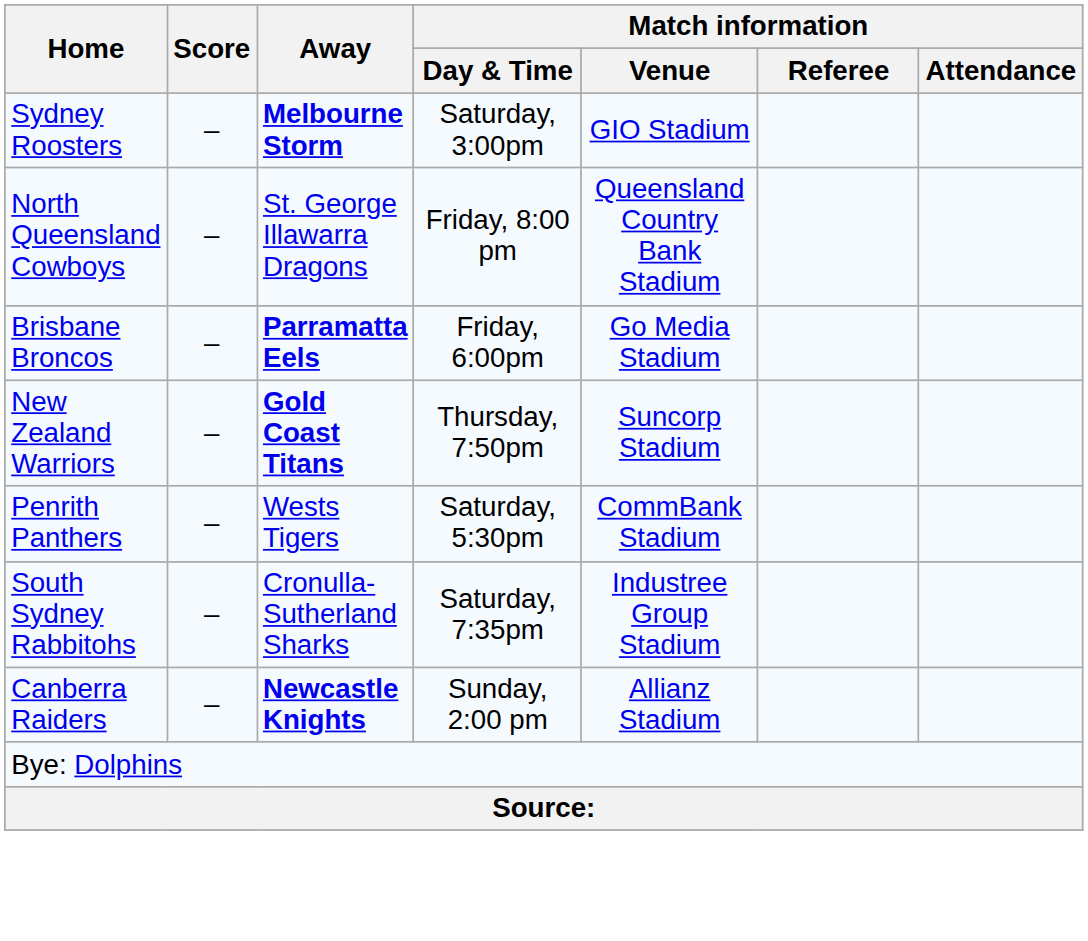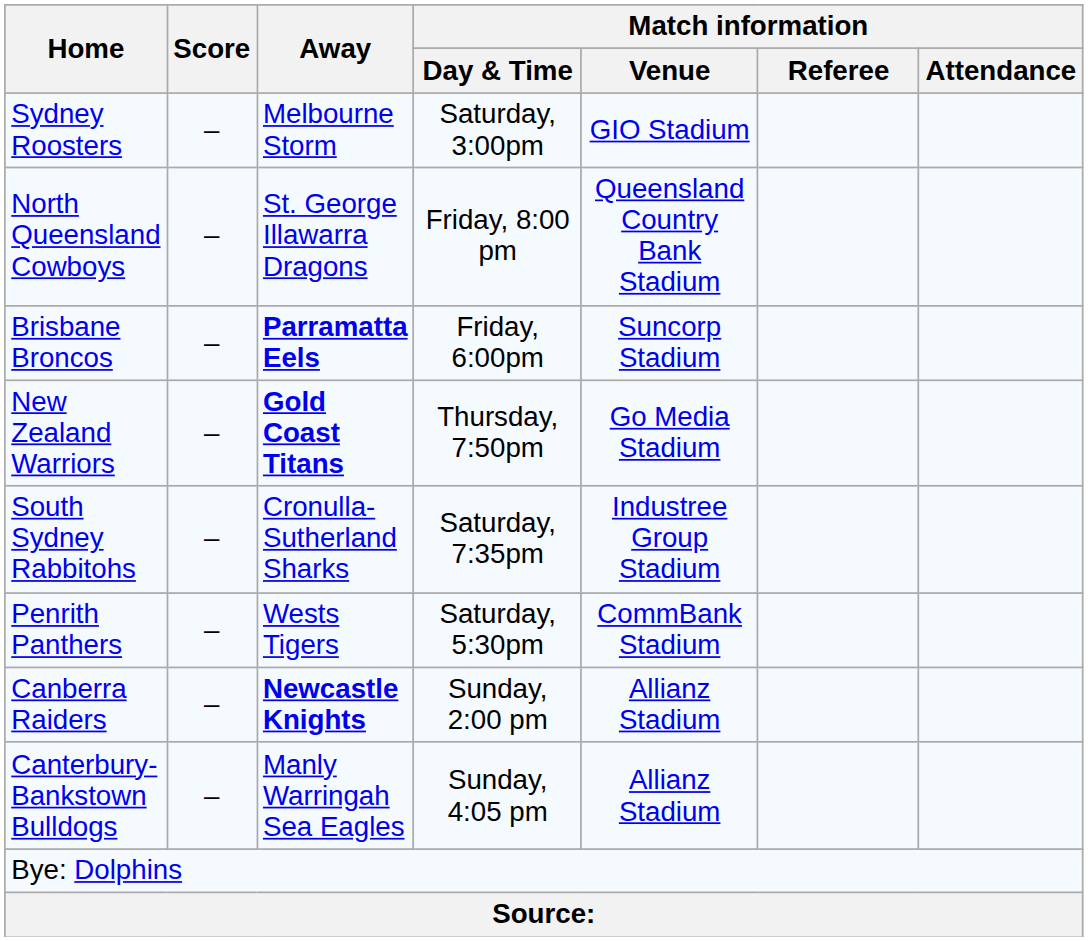(333, 129) bold -> (328, 129) normal
(670, 342) Go Media Stadium -> (670, 342) Suncorp Stadium
(670, 432) Suncorp Stadium -> (670, 432) Go Media Stadium
rows swapped: (67, 523) <-> (74, 614)
+ row: (84, 795)
